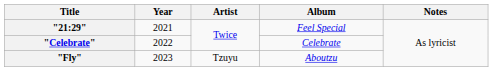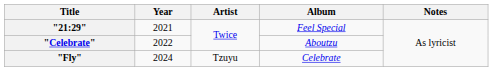(321, 43) Celebrate -> (321, 43) Aboutzu
(163, 58) 2023 -> (163, 58) 2024
(321, 58) Aboutzu -> (321, 58) Celebrate
